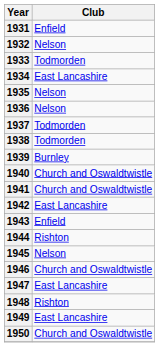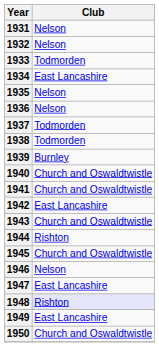(50, 28) Enfield -> (50, 28) Nelson
(50, 221) Enfield -> (93, 221) Church and Oswaldtwistle
(50, 253) Nelson -> (93, 253) Church and Oswaldtwistle
(93, 269) Church and Oswaldtwistle -> (50, 269) Nelson
(52, 301) no background -> (52, 301) lavender background
